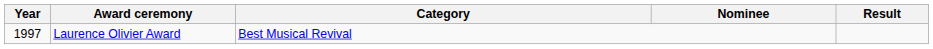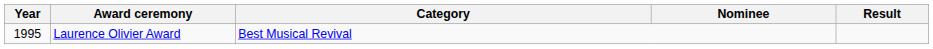(27, 33) 1997 -> (27, 33) 1995
